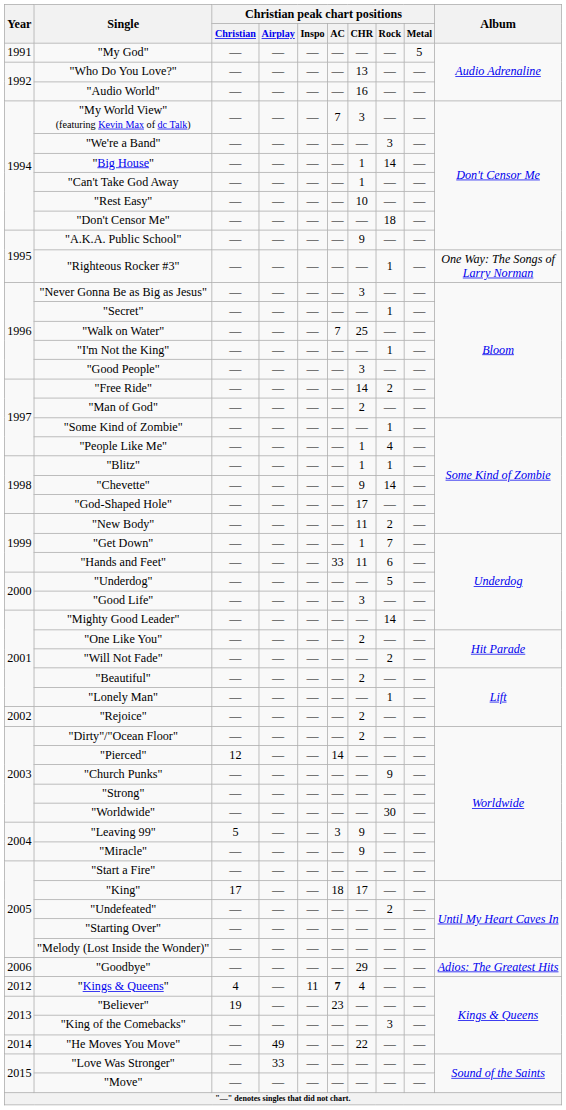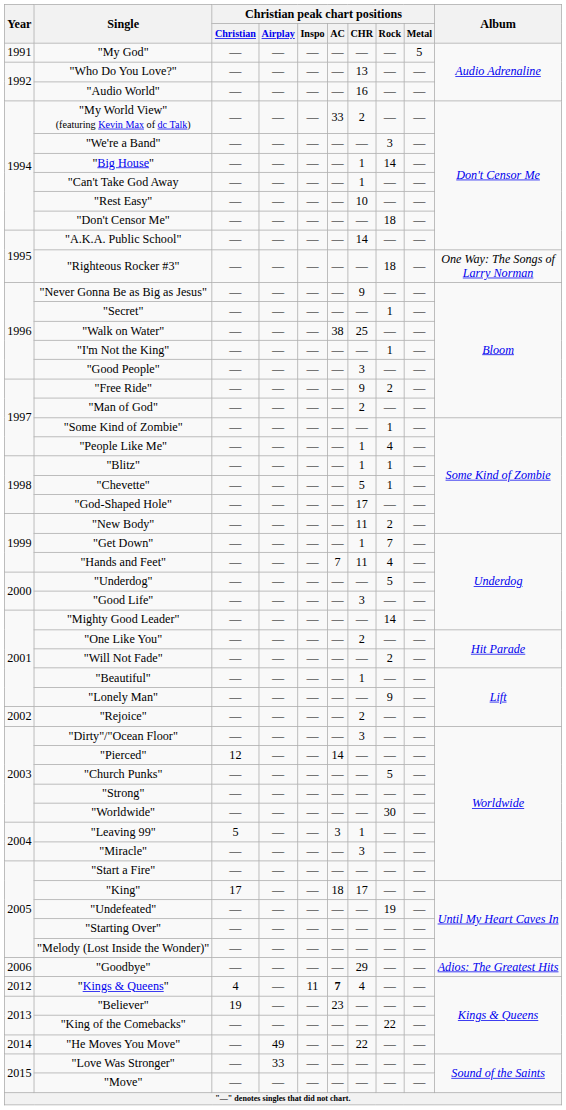(338, 117) 7 -> (338, 117) 33
(362, 117) 3 -> (362, 117) 2
(362, 239) 9 -> (362, 239) 14
(390, 266) 1 -> (390, 266) 18
(362, 292) 3 -> (362, 292) 9
(338, 330) 7 -> (338, 330) 38
(362, 388) 14 -> (362, 388) 9
(362, 485) 9 -> (362, 485) 5
(390, 485) 14 -> (390, 485) 1
(338, 562) 33 -> (338, 562) 7
(390, 562) 6 -> (390, 562) 4
(362, 677) 2 -> (362, 677) 1
(390, 697) 1 -> (390, 697) 9
(362, 735) 2 -> (362, 735) 3
(390, 774) 9 -> (390, 774) 5
(362, 832) 9 -> (362, 832) 1
(362, 851) 9 -> (362, 851) 3
(390, 909) 2 -> (390, 909) 19
(390, 1025) 3 -> (390, 1025) 22
